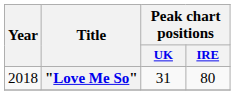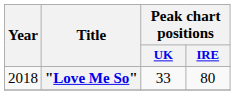(163, 78) 31 -> (163, 78) 33
